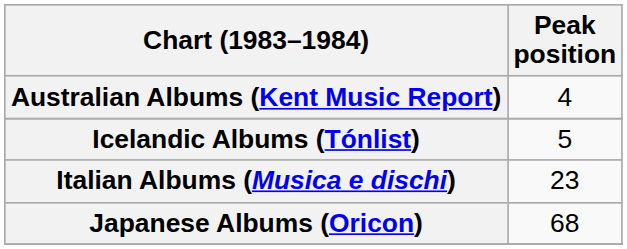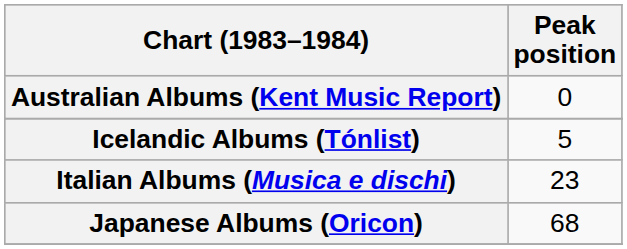(565, 97) 4 -> (565, 97) 0
